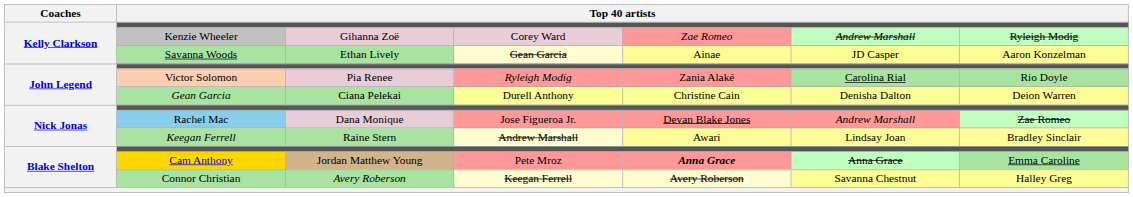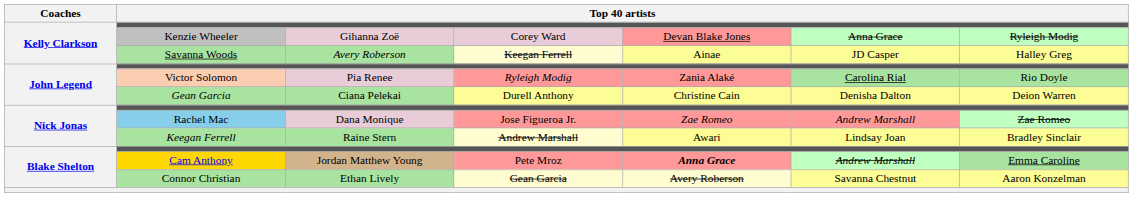(707, 36) Zae Romeo -> (707, 36) Devan Blake Jones
(875, 36) Andrew Marshall -> (875, 36) Anna Grace
(370, 54) Ethan Lively -> (370, 54) Avery Roberson
(538, 54) Gean Garcia -> (538, 54) Keegan Ferrell
(1044, 54) Aaron Konzelman -> (1044, 54) Halley Greg
(707, 119) Devan Blake Jones -> (707, 119) Zae Romeo
(875, 160) Anna Grace -> (875, 160) Andrew Marshall
(370, 178) Avery Roberson -> (370, 178) Ethan Lively
(538, 178) Keegan Ferrell -> (538, 178) Gean Garcia
(1044, 178) Halley Greg -> (1044, 178) Aaron Konzelman
